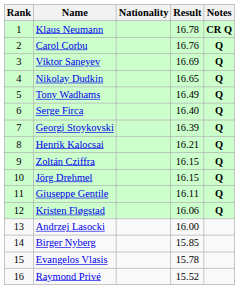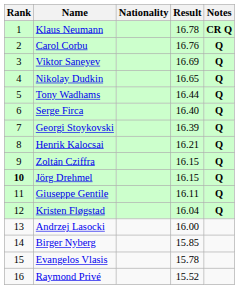(187, 95) 16.49 -> (187, 95) 16.44
(19, 177) normal -> (19, 177) bold
(187, 210) 16.06 -> (187, 210) 16.04
